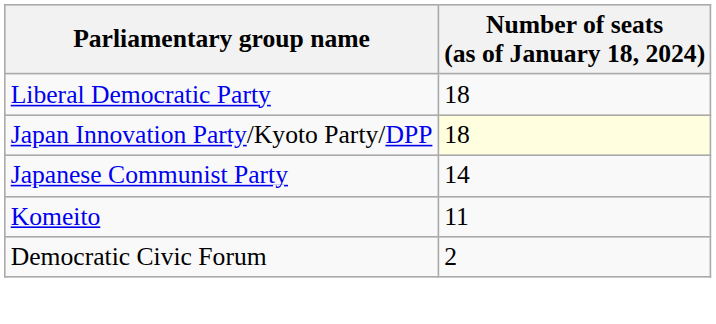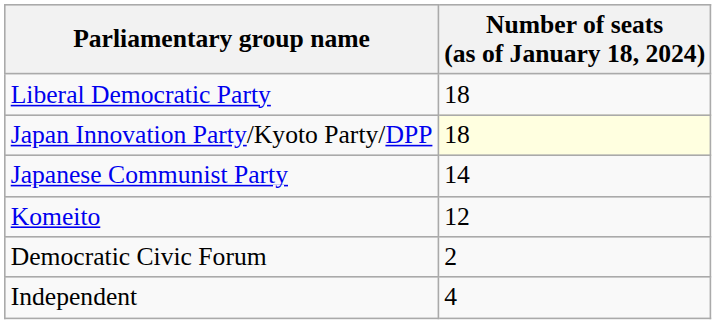(457, 216) 11 -> (457, 216) 12
+ row: (74, 297)
